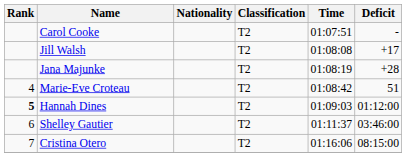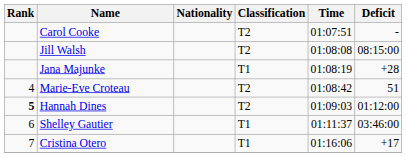(390, 50) +17 -> (378, 50) 08:15:00
(244, 69) T2 -> (244, 69) T1
(244, 124) T2 -> (244, 124) T1
(244, 143) T2 -> (244, 143) T1
(378, 143) 08:15:00 -> (390, 143) +17
